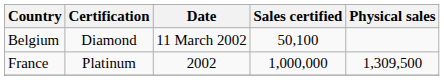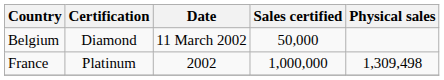(298, 39) 50,100 -> (298, 39) 50,000
(392, 63) 1,309,500 -> (392, 63) 1,309,498
